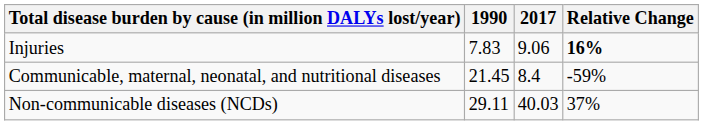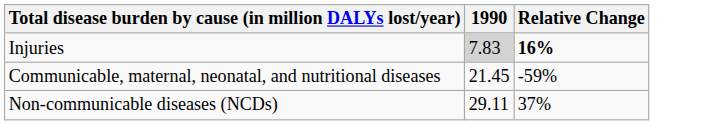- column: (538, 18)
(485, 47) no background -> (485, 47) lightgrey background
